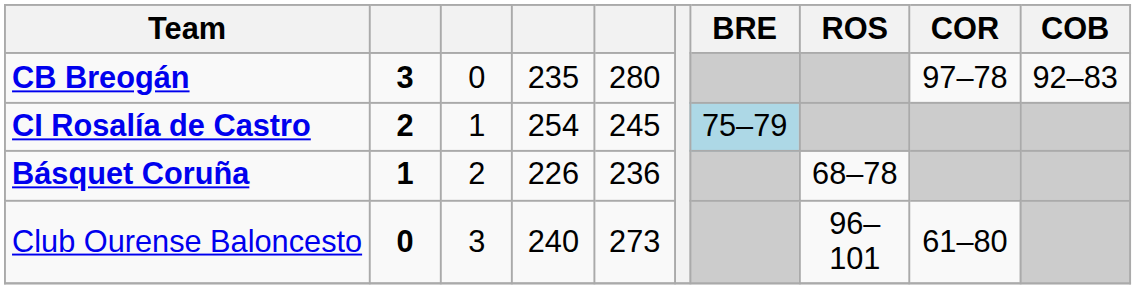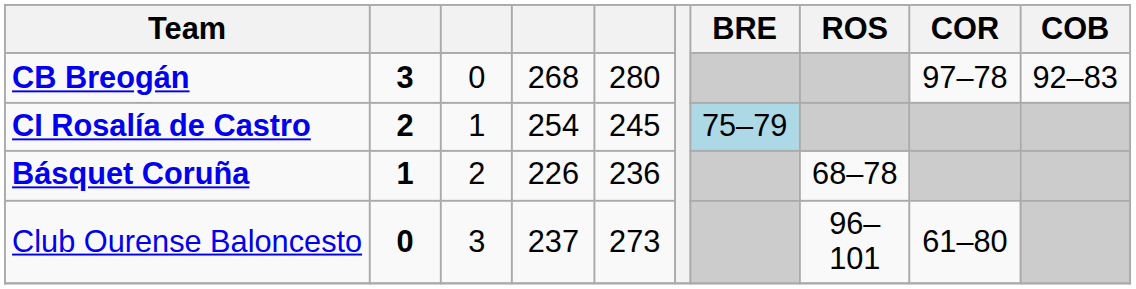(553, 77) 235 -> (553, 77) 268
(553, 241) 240 -> (553, 241) 237
